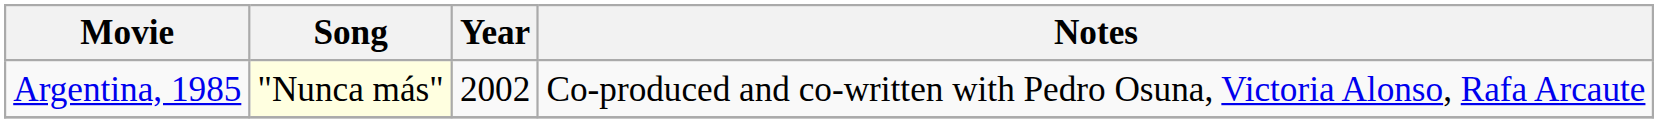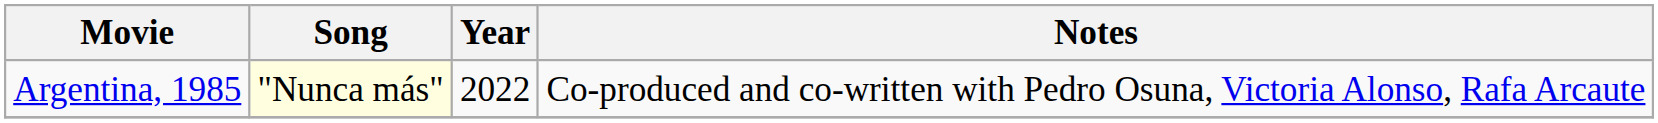(495, 88) 2002 -> (495, 88) 2022
